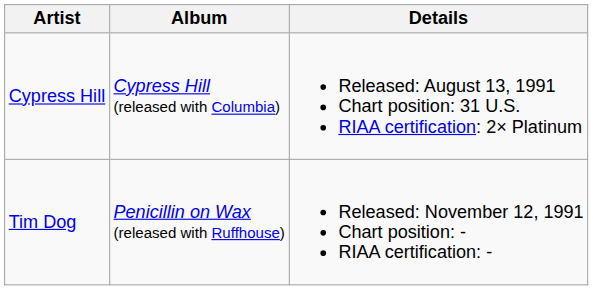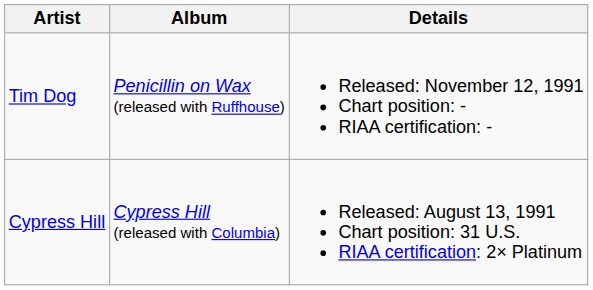rows swapped: (57, 96) <-> (43, 221)
